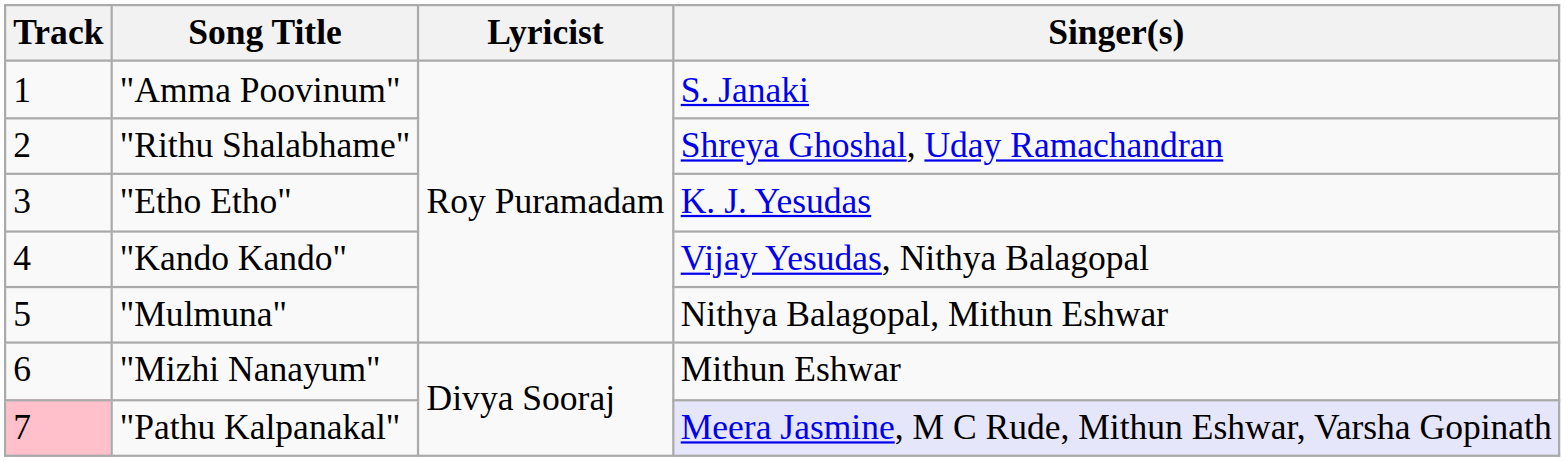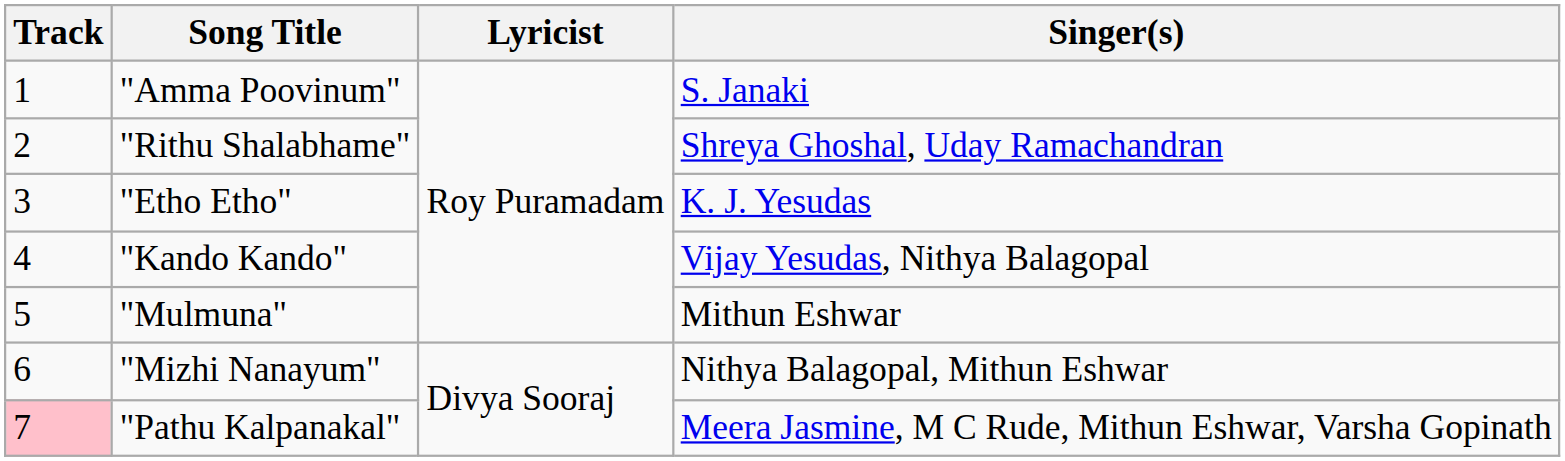(924, 314) Nithya Balagopal, Mithun Eshwar -> (791, 314) Mithun Eshwar
(791, 370) Mithun Eshwar -> (924, 370) Nithya Balagopal, Mithun Eshwar
(1116, 426) lavender background -> (1116, 426) no background
